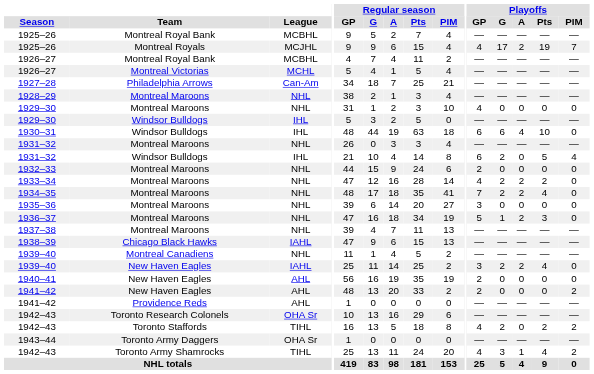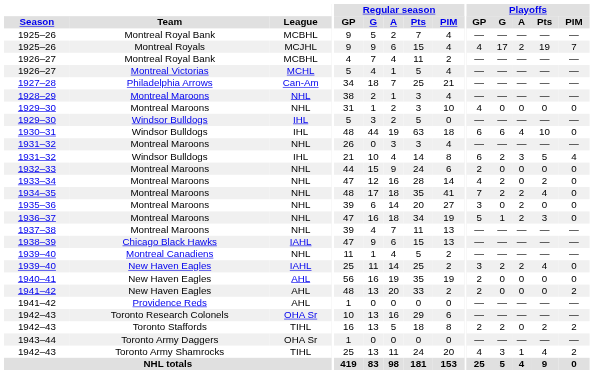(522, 156) 0 -> (522, 156) 3
(522, 181) 2 -> (522, 181) 0
(522, 205) 0 -> (522, 205) 2
(479, 327) 4 -> (479, 327) 2
